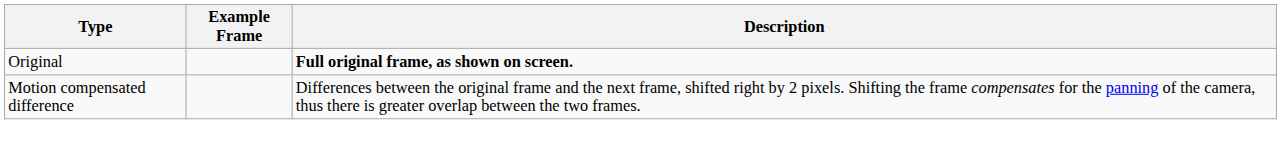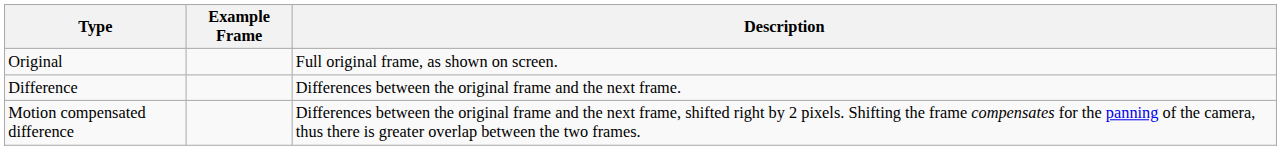(434, 61) bold -> (427, 61) normal
+ row: (43, 87)
